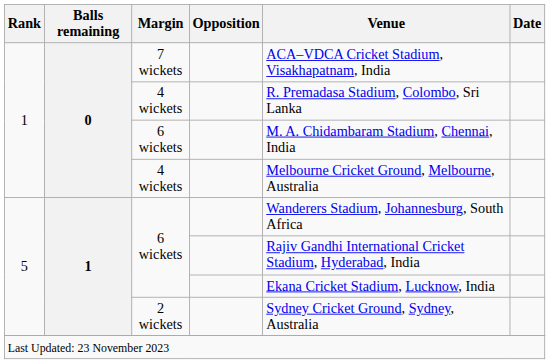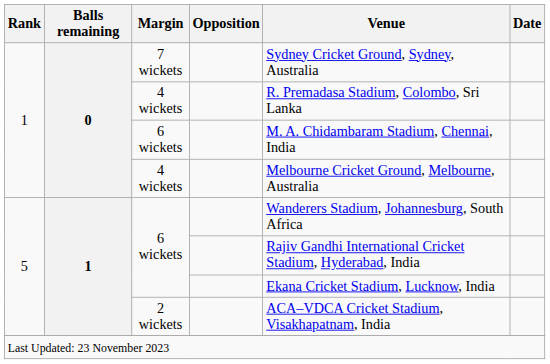(355, 62) ACA–VDCA Cricket Stadium, Visakhapatnam, India -> (360, 62) Sydney Cricket Ground, Sydney, Australia
(360, 316) Sydney Cricket Ground, Sydney, Australia -> (355, 316) ACA–VDCA Cricket Stadium, Visakhapatnam, India
